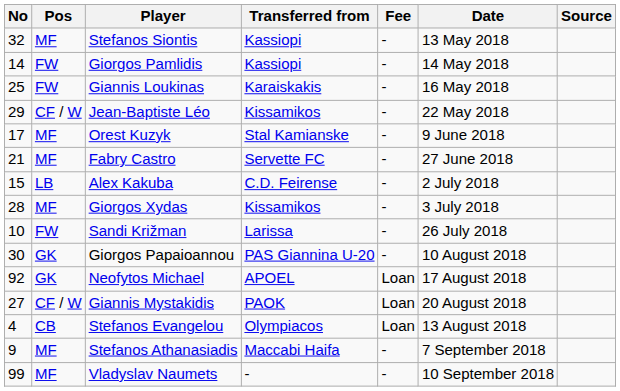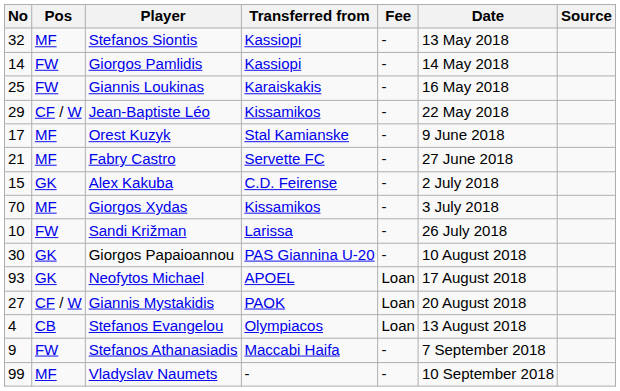(44, 183) LB -> (46, 183) GK
(16, 207) 28 -> (16, 207) 70
(16, 278) 92 -> (16, 278) 93
(46, 350) MF -> (47, 350) FW
